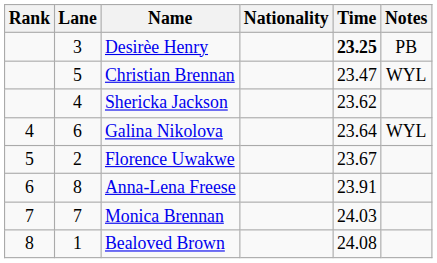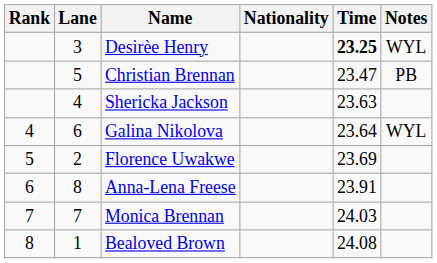(406, 46) PB -> (406, 46) WYL
(406, 74) WYL -> (406, 74) PB
(357, 103) 23.62 -> (357, 103) 23.63
(357, 159) 23.67 -> (357, 159) 23.69
